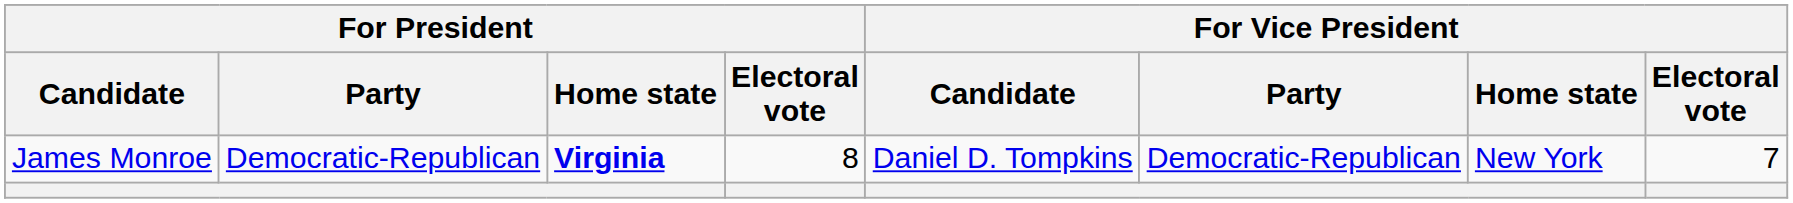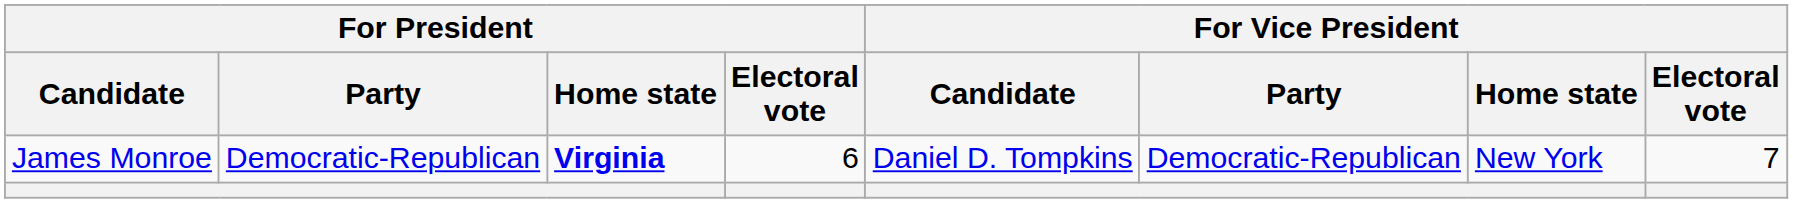(850, 158) 8 -> (850, 158) 6
